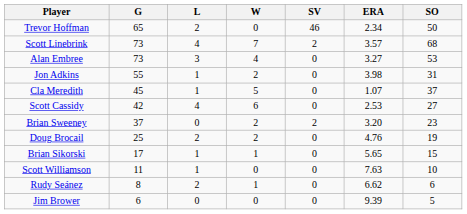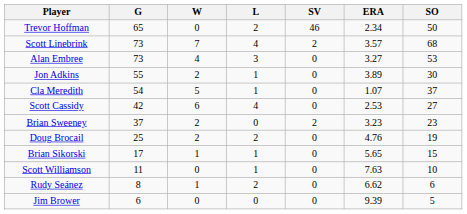columns swapped: (256, 12) <-> (197, 12)
(373, 75) 3.98 -> (373, 75) 3.89
(432, 75) 31 -> (432, 75) 30
(138, 91) 45 -> (138, 91) 54
(373, 122) 3.20 -> (373, 122) 3.23
